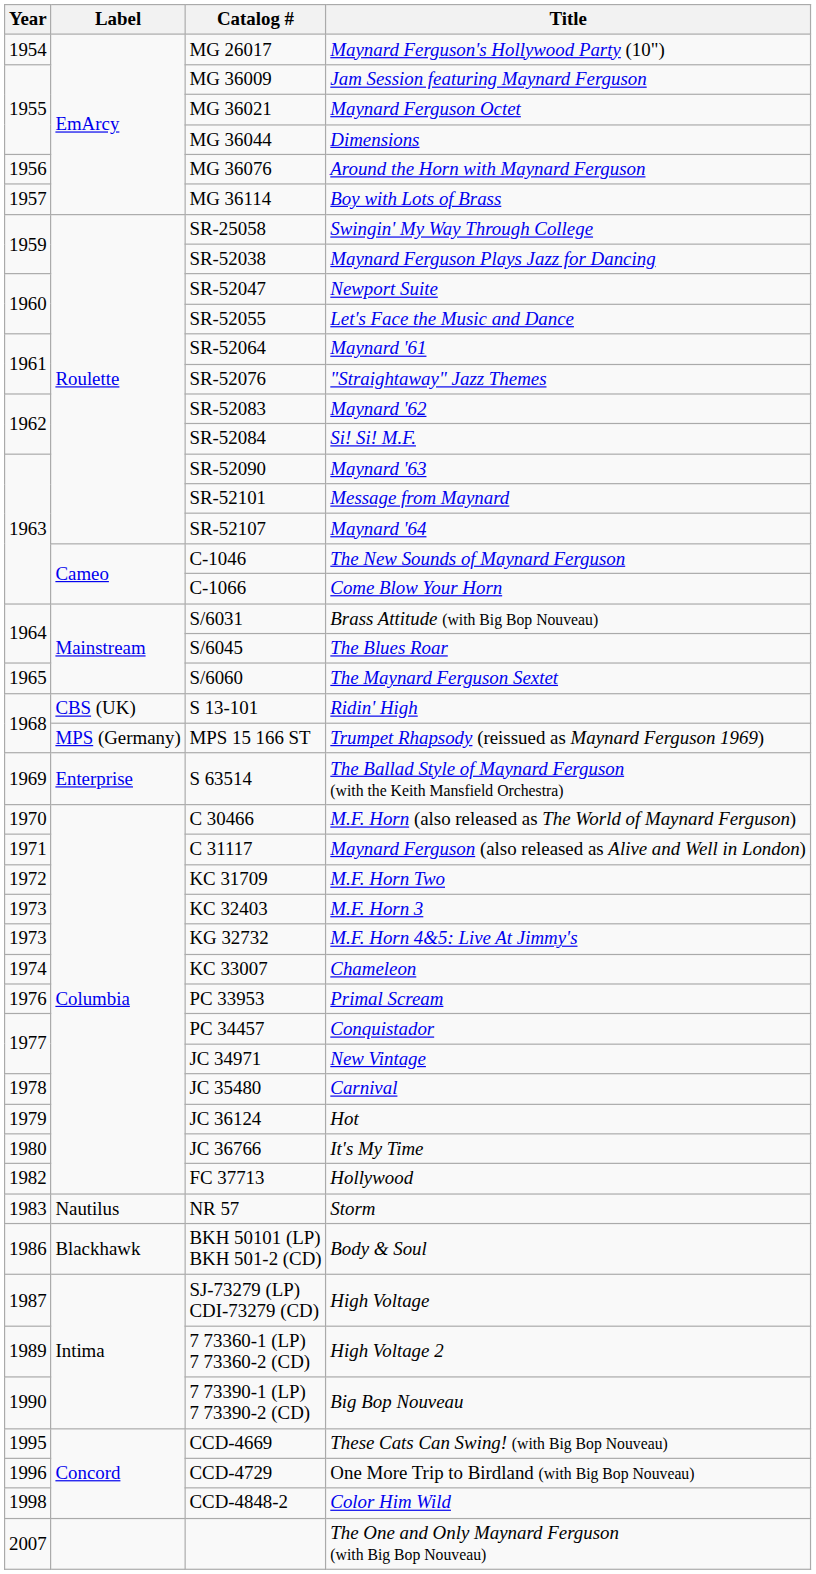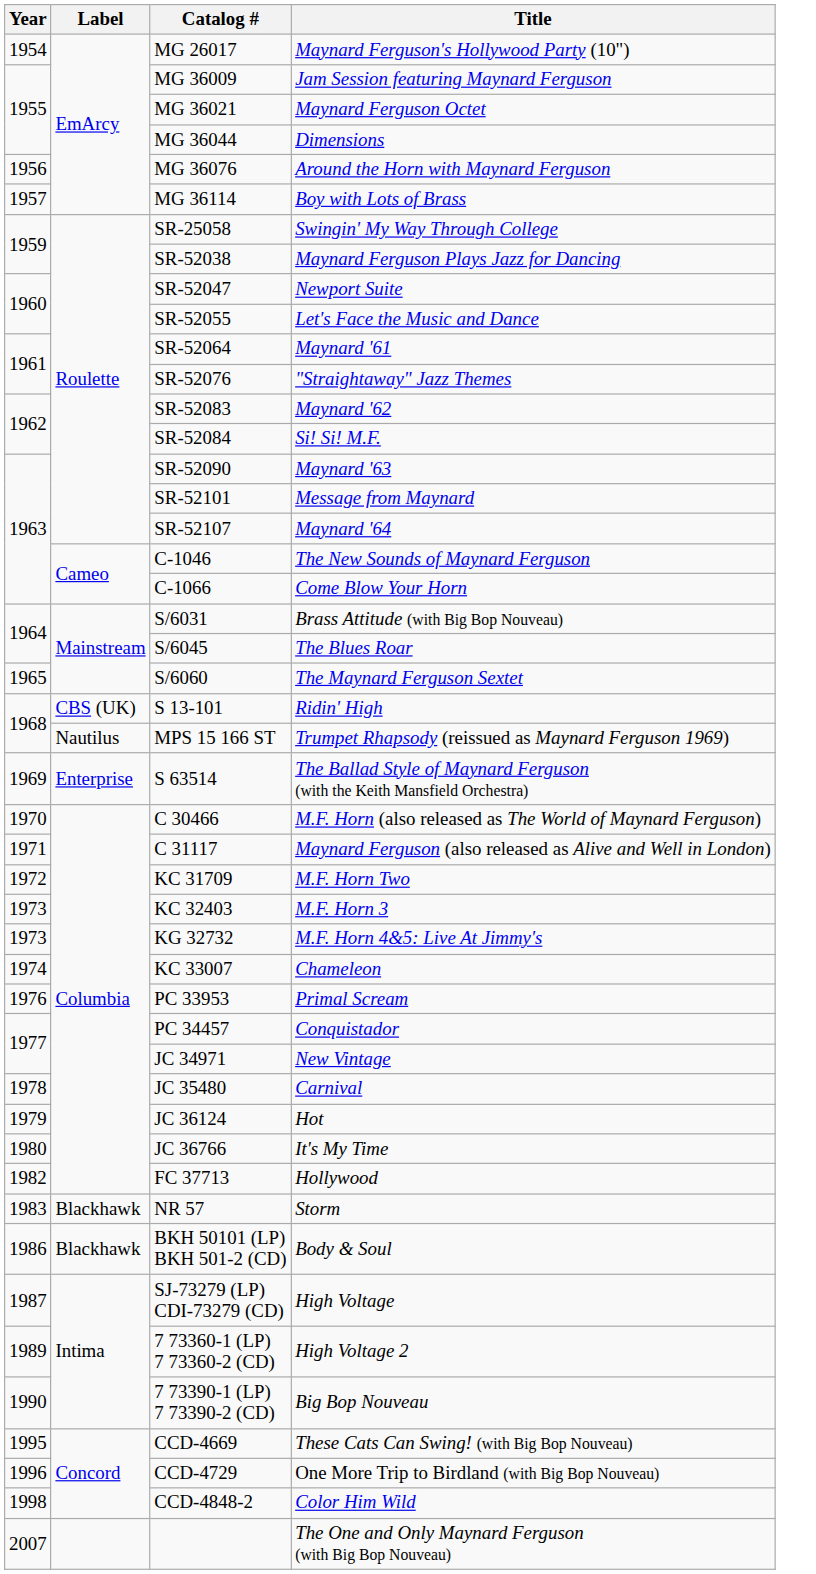(118, 738) MPS (Germany) -> (87, 738) Nautilus
(87, 1208) Nautilus -> (98, 1208) Blackhawk
